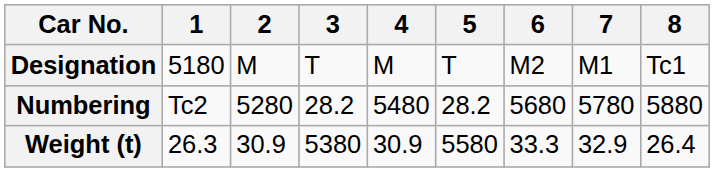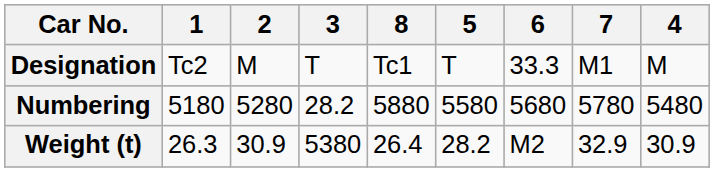columns swapped: (401, 24) <-> (675, 24)
(196, 65) 5180 -> (188, 65) Tc2
(527, 65) M2 -> (534, 65) 33.3
(188, 105) Tc2 -> (196, 105) 5180
(466, 105) 28.2 -> (470, 105) 5580
(470, 145) 5580 -> (466, 145) 28.2
(534, 145) 33.3 -> (527, 145) M2
